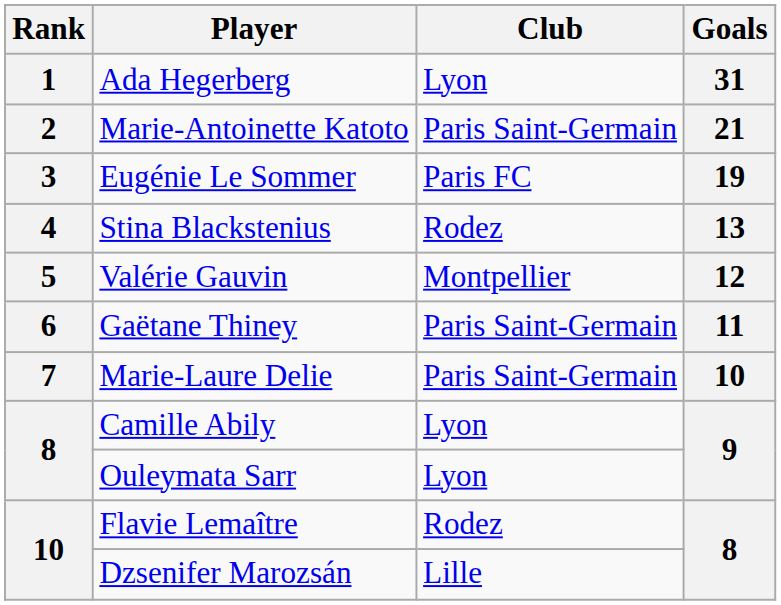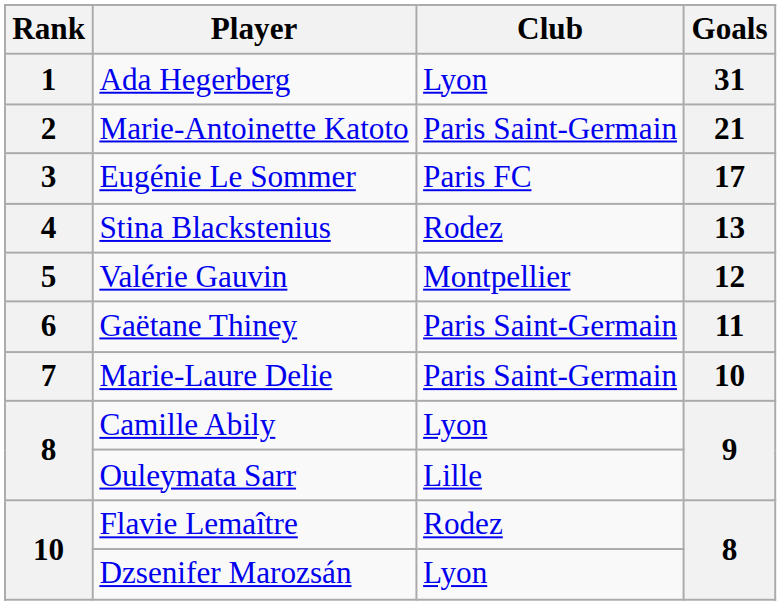(730, 177) 19 -> (730, 177) 17
(455, 474) Lyon -> (453, 474) Lille
(453, 573) Lille -> (455, 573) Lyon
